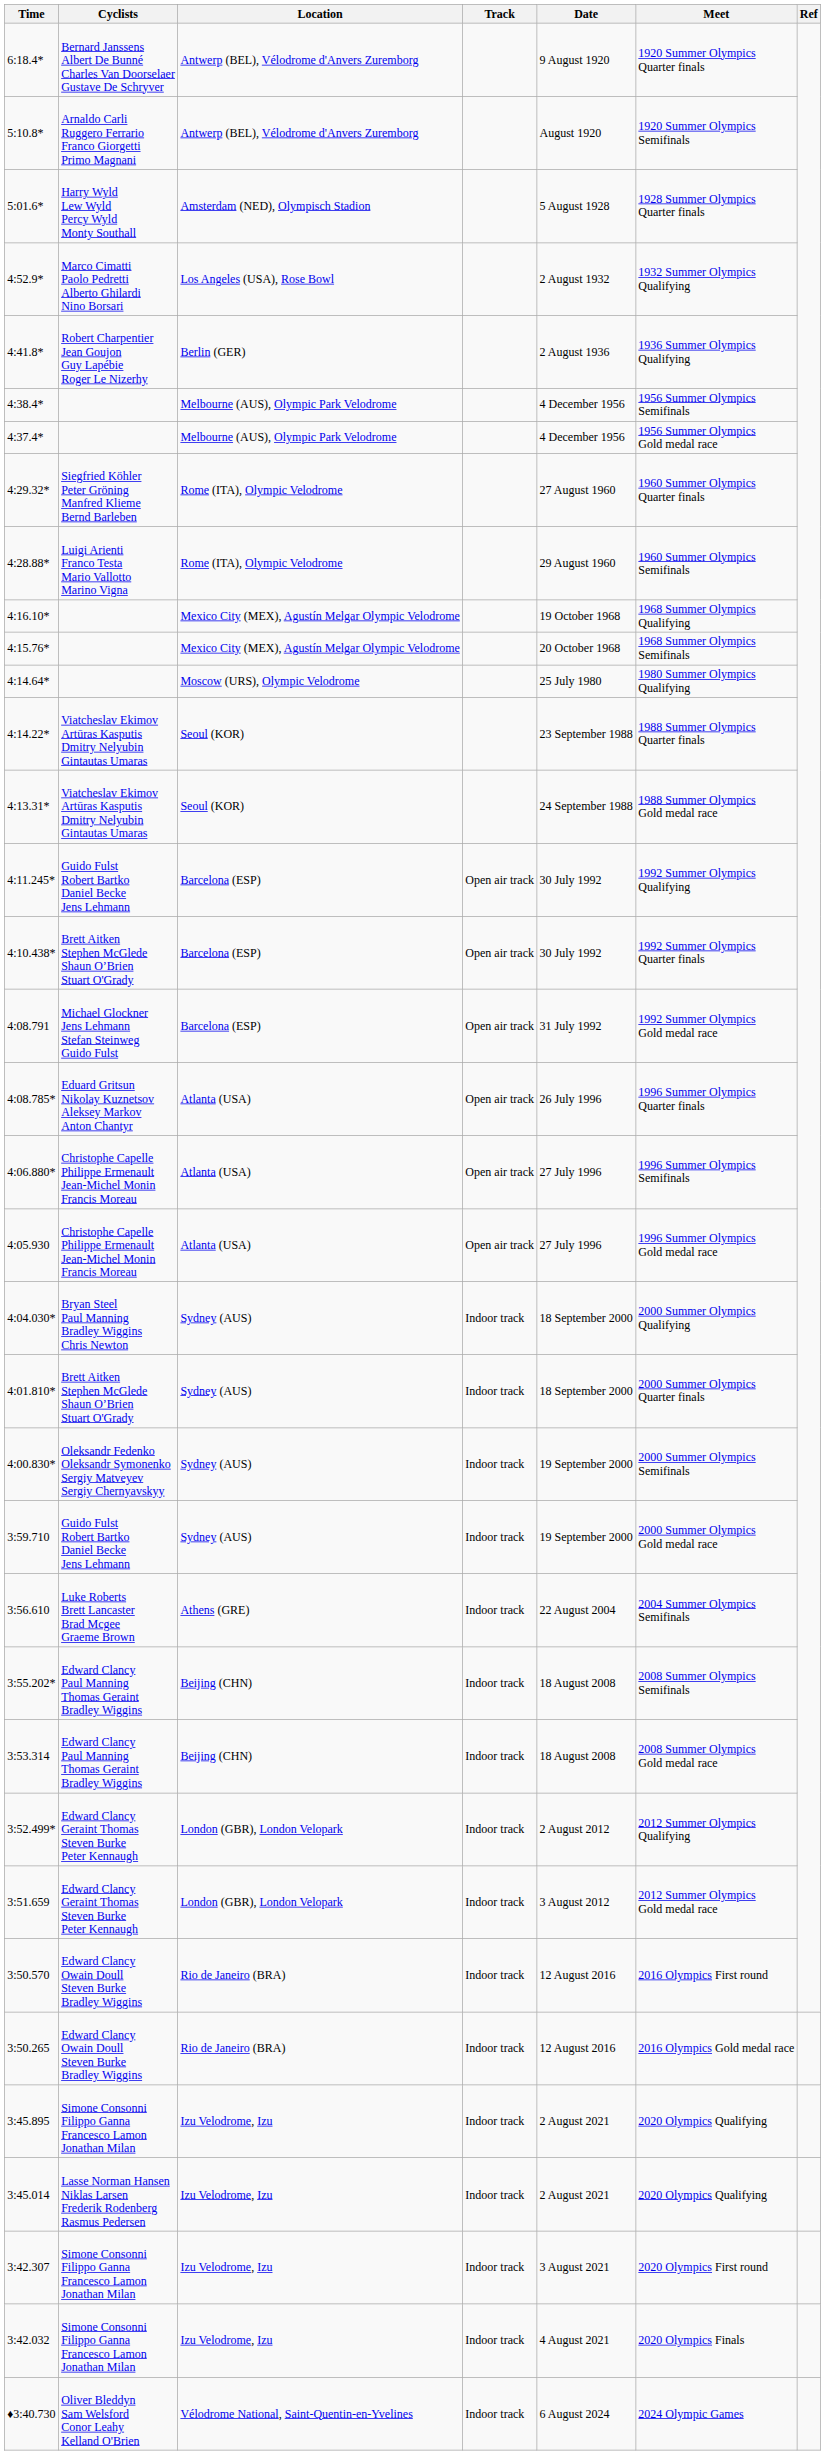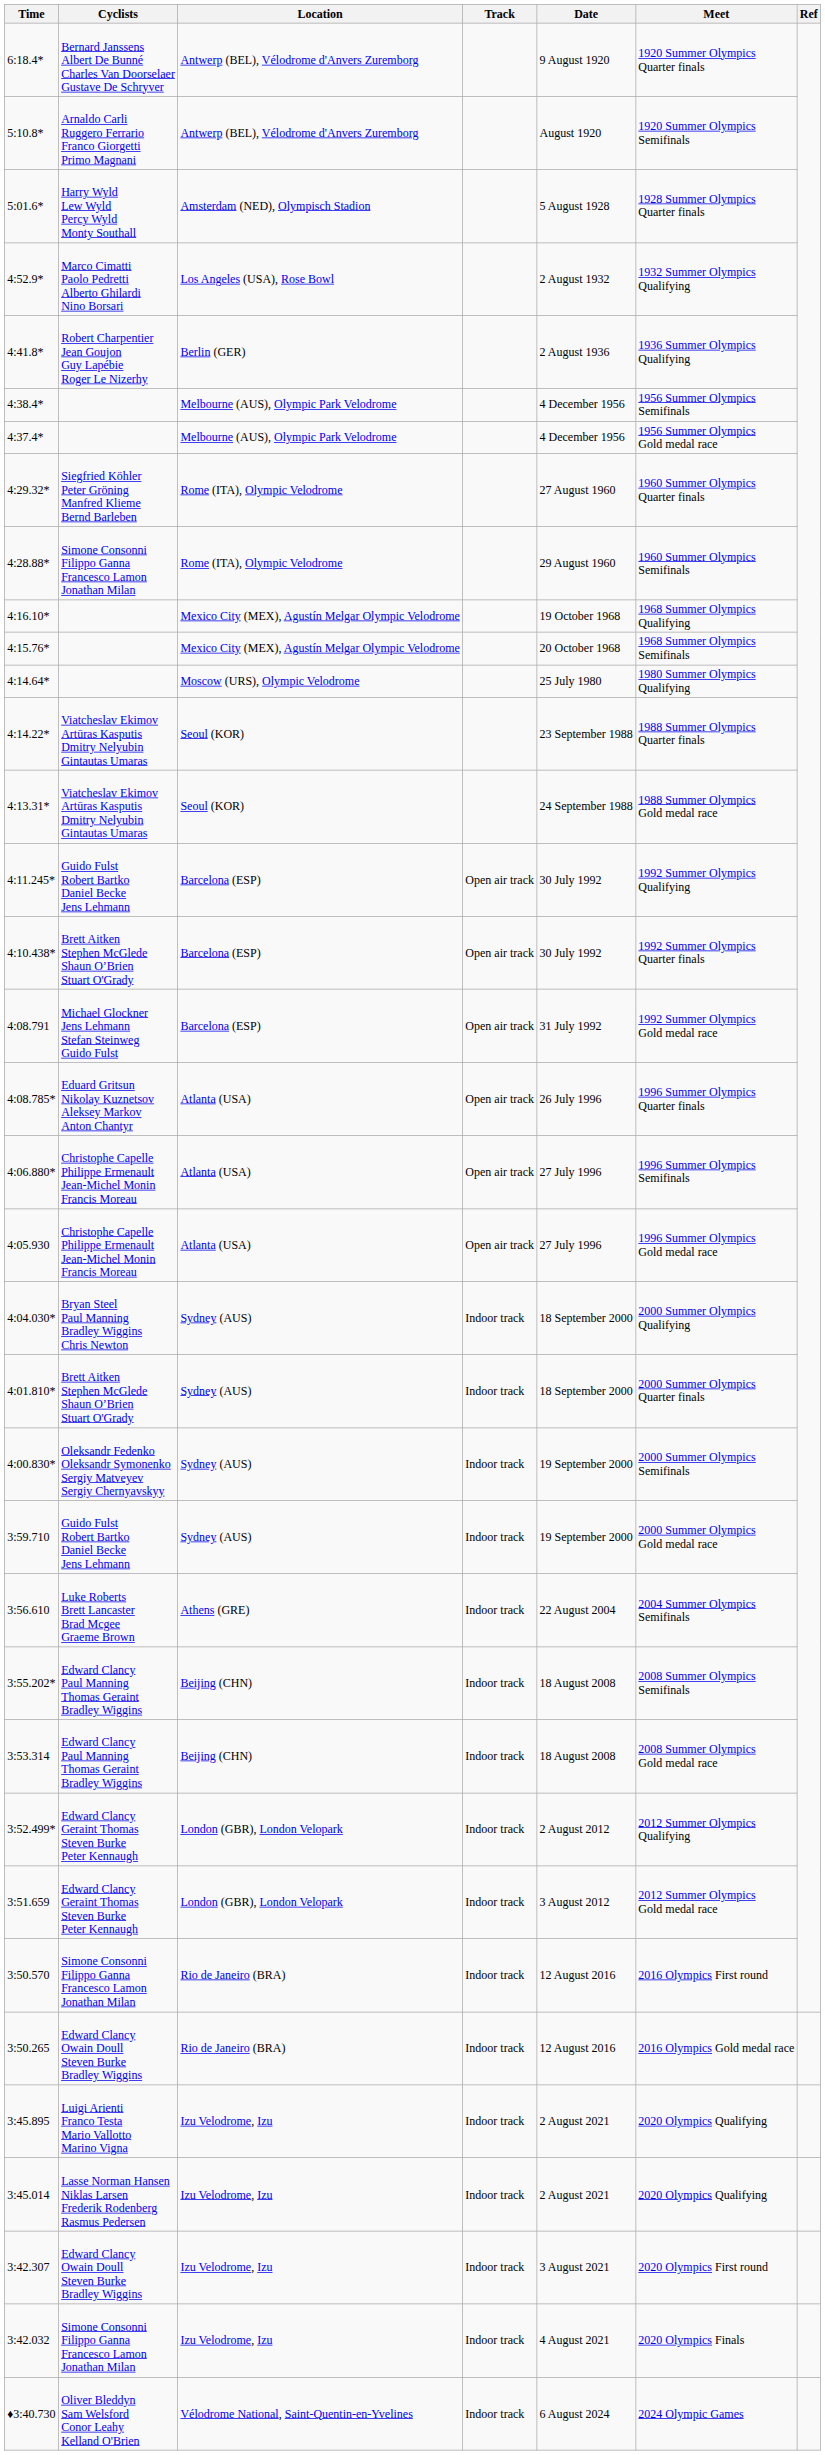(96, 570) Luigi Arienti Franco Testa Mario Vallotto Marino Vigna -> (104, 570) Simone Consonni Filippo Ganna Francesco Lamon Jonathan Milan
(102, 1982) Edward Clancy Owain Doull Steven Burke Bradley Wiggins -> (104, 1982) Simone Consonni Filippo Ganna Francesco Lamon Jonathan Milan
(104, 2128) Simone Consonni Filippo Ganna Francesco Lamon Jonathan Milan -> (96, 2128) Luigi Arienti Franco Testa Mario Vallotto Marino Vigna
(104, 2274) Simone Consonni Filippo Ganna Francesco Lamon Jonathan Milan -> (102, 2274) Edward Clancy Owain Doull Steven Burke Bradley Wiggins
